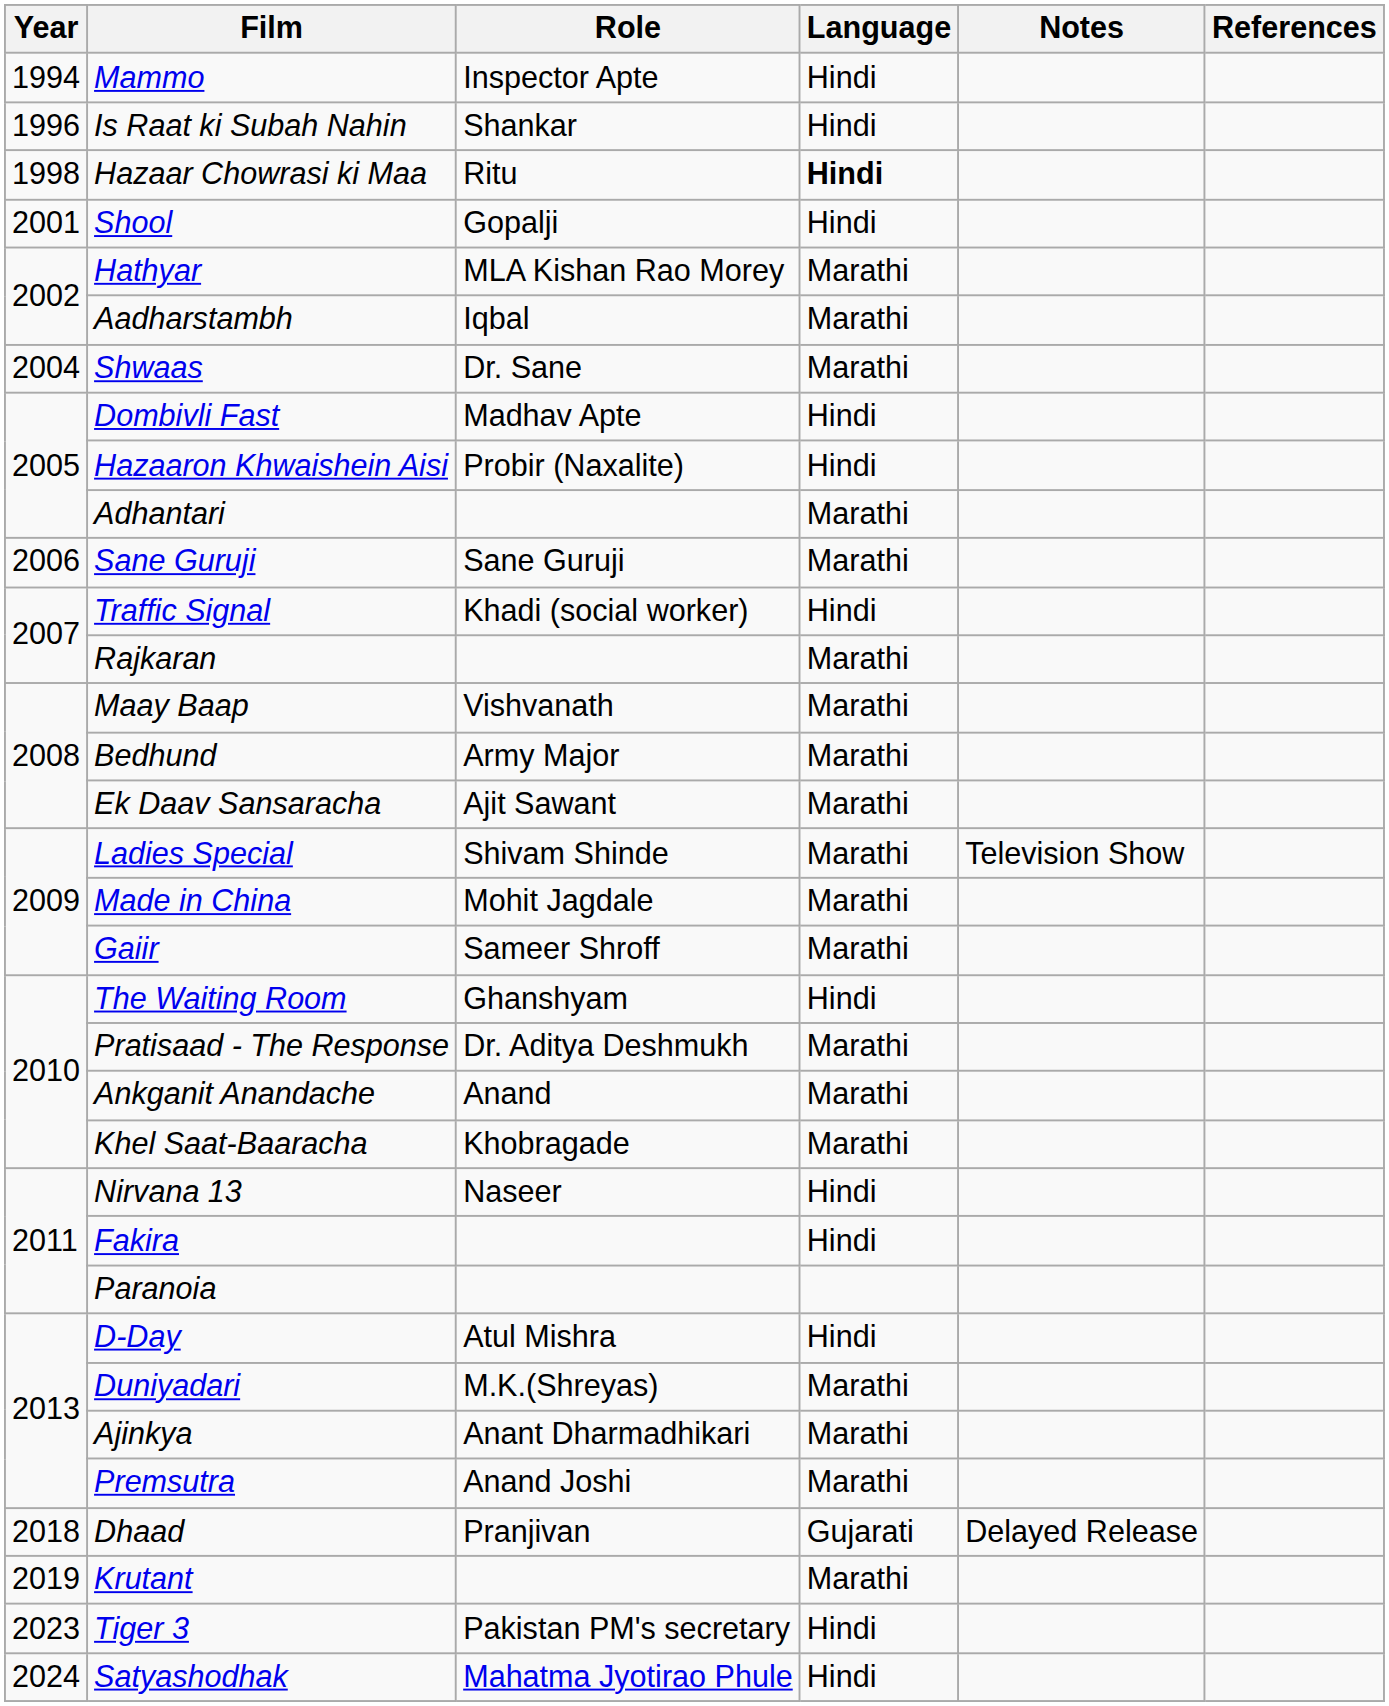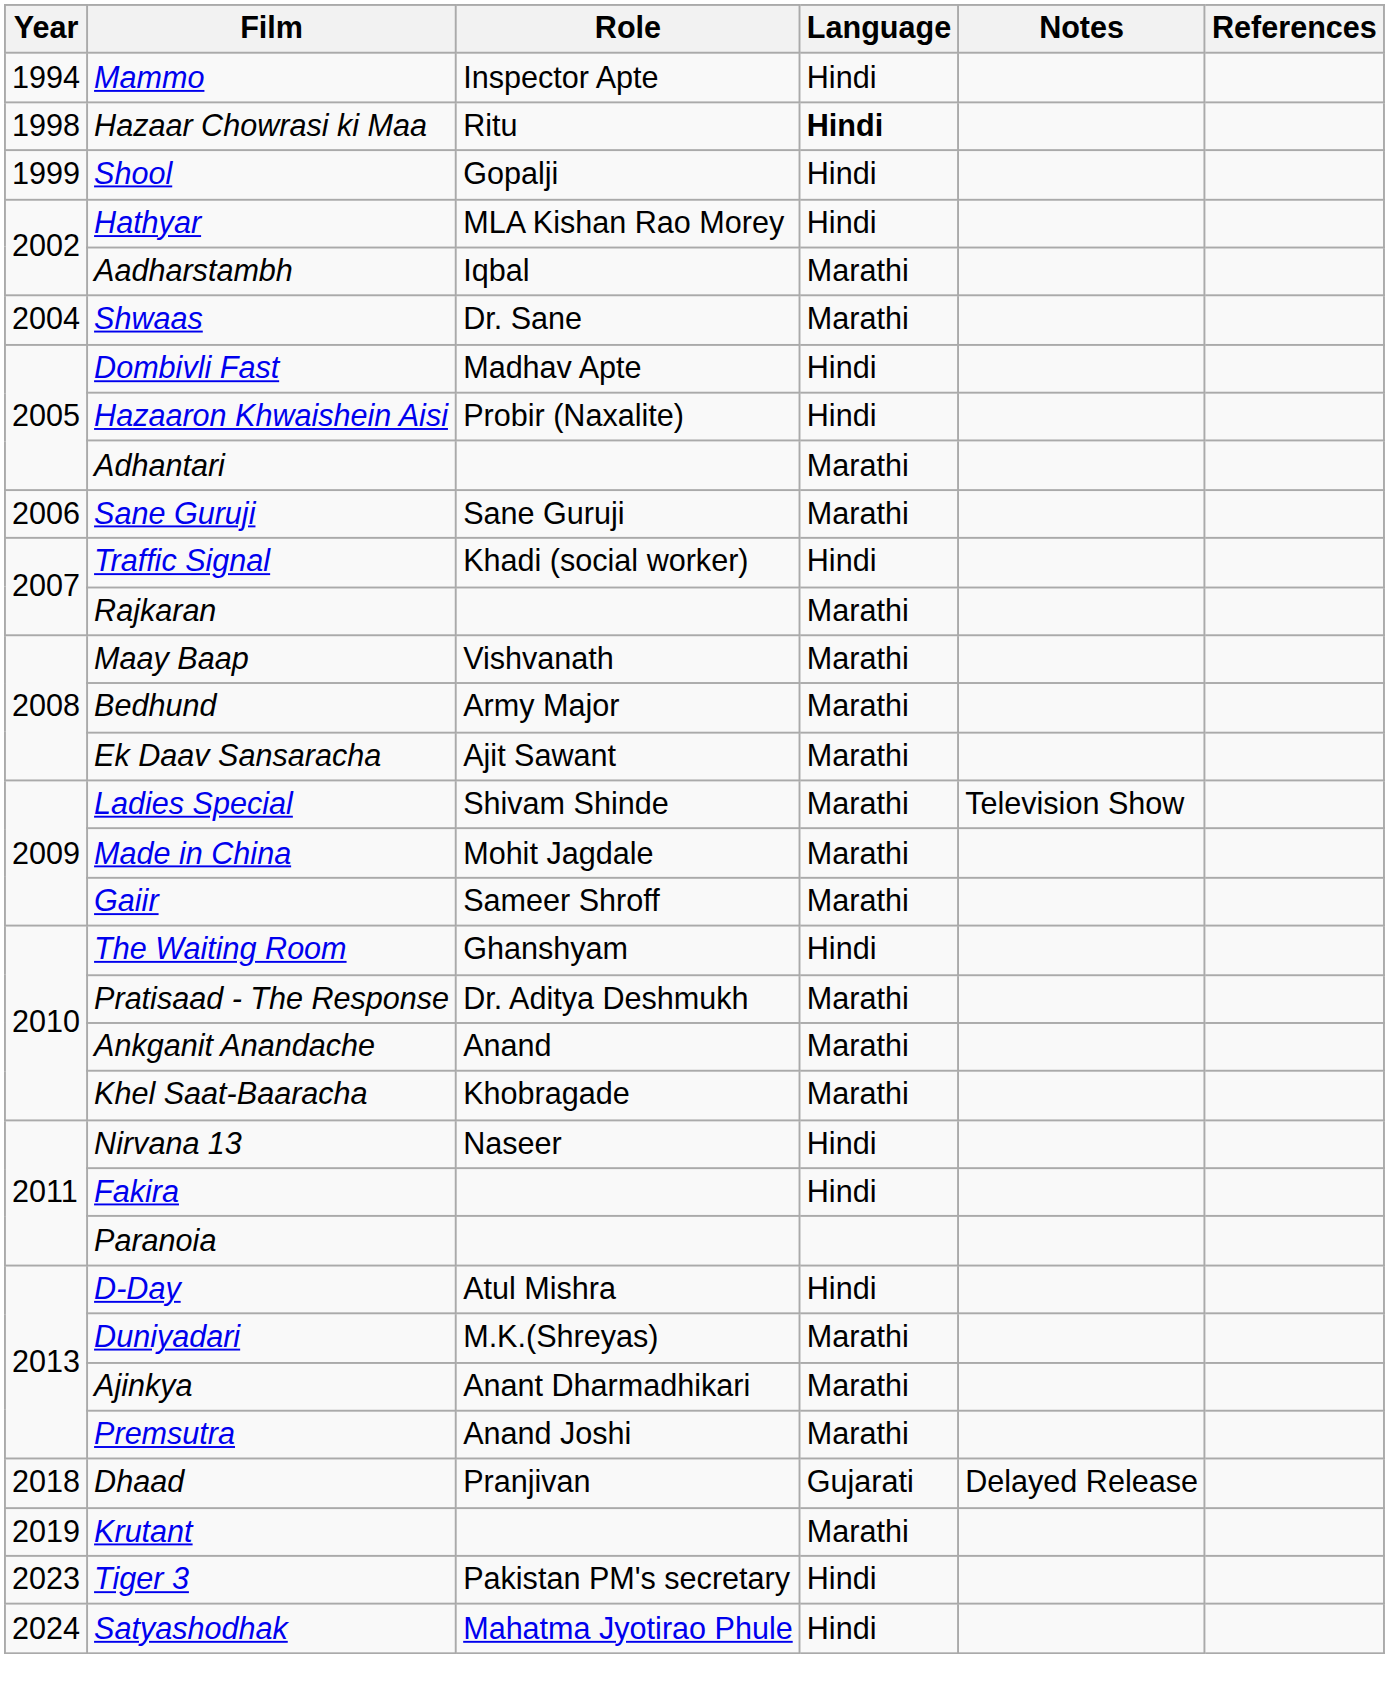- row: (250, 125)
(46, 222) 2001 -> (46, 174) 1999
(858, 271) Marathi -> (842, 222) Hindi
